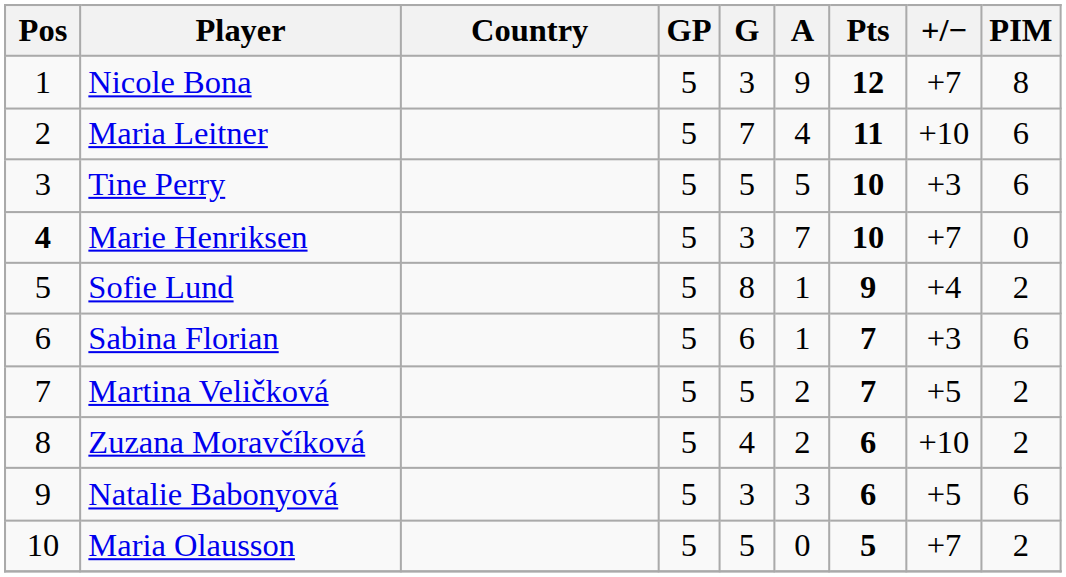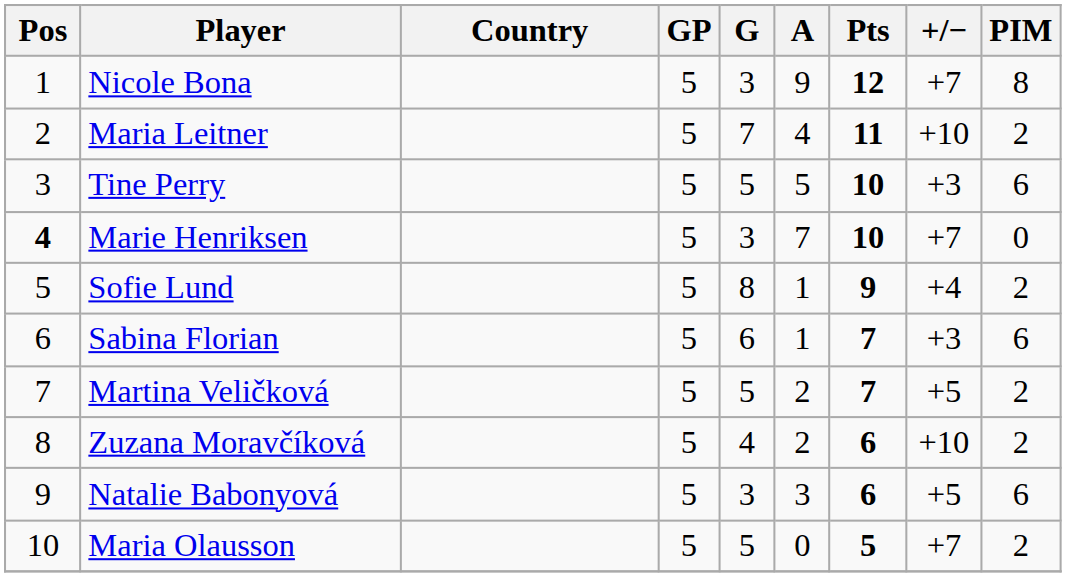(1021, 133) 6 -> (1021, 133) 2
